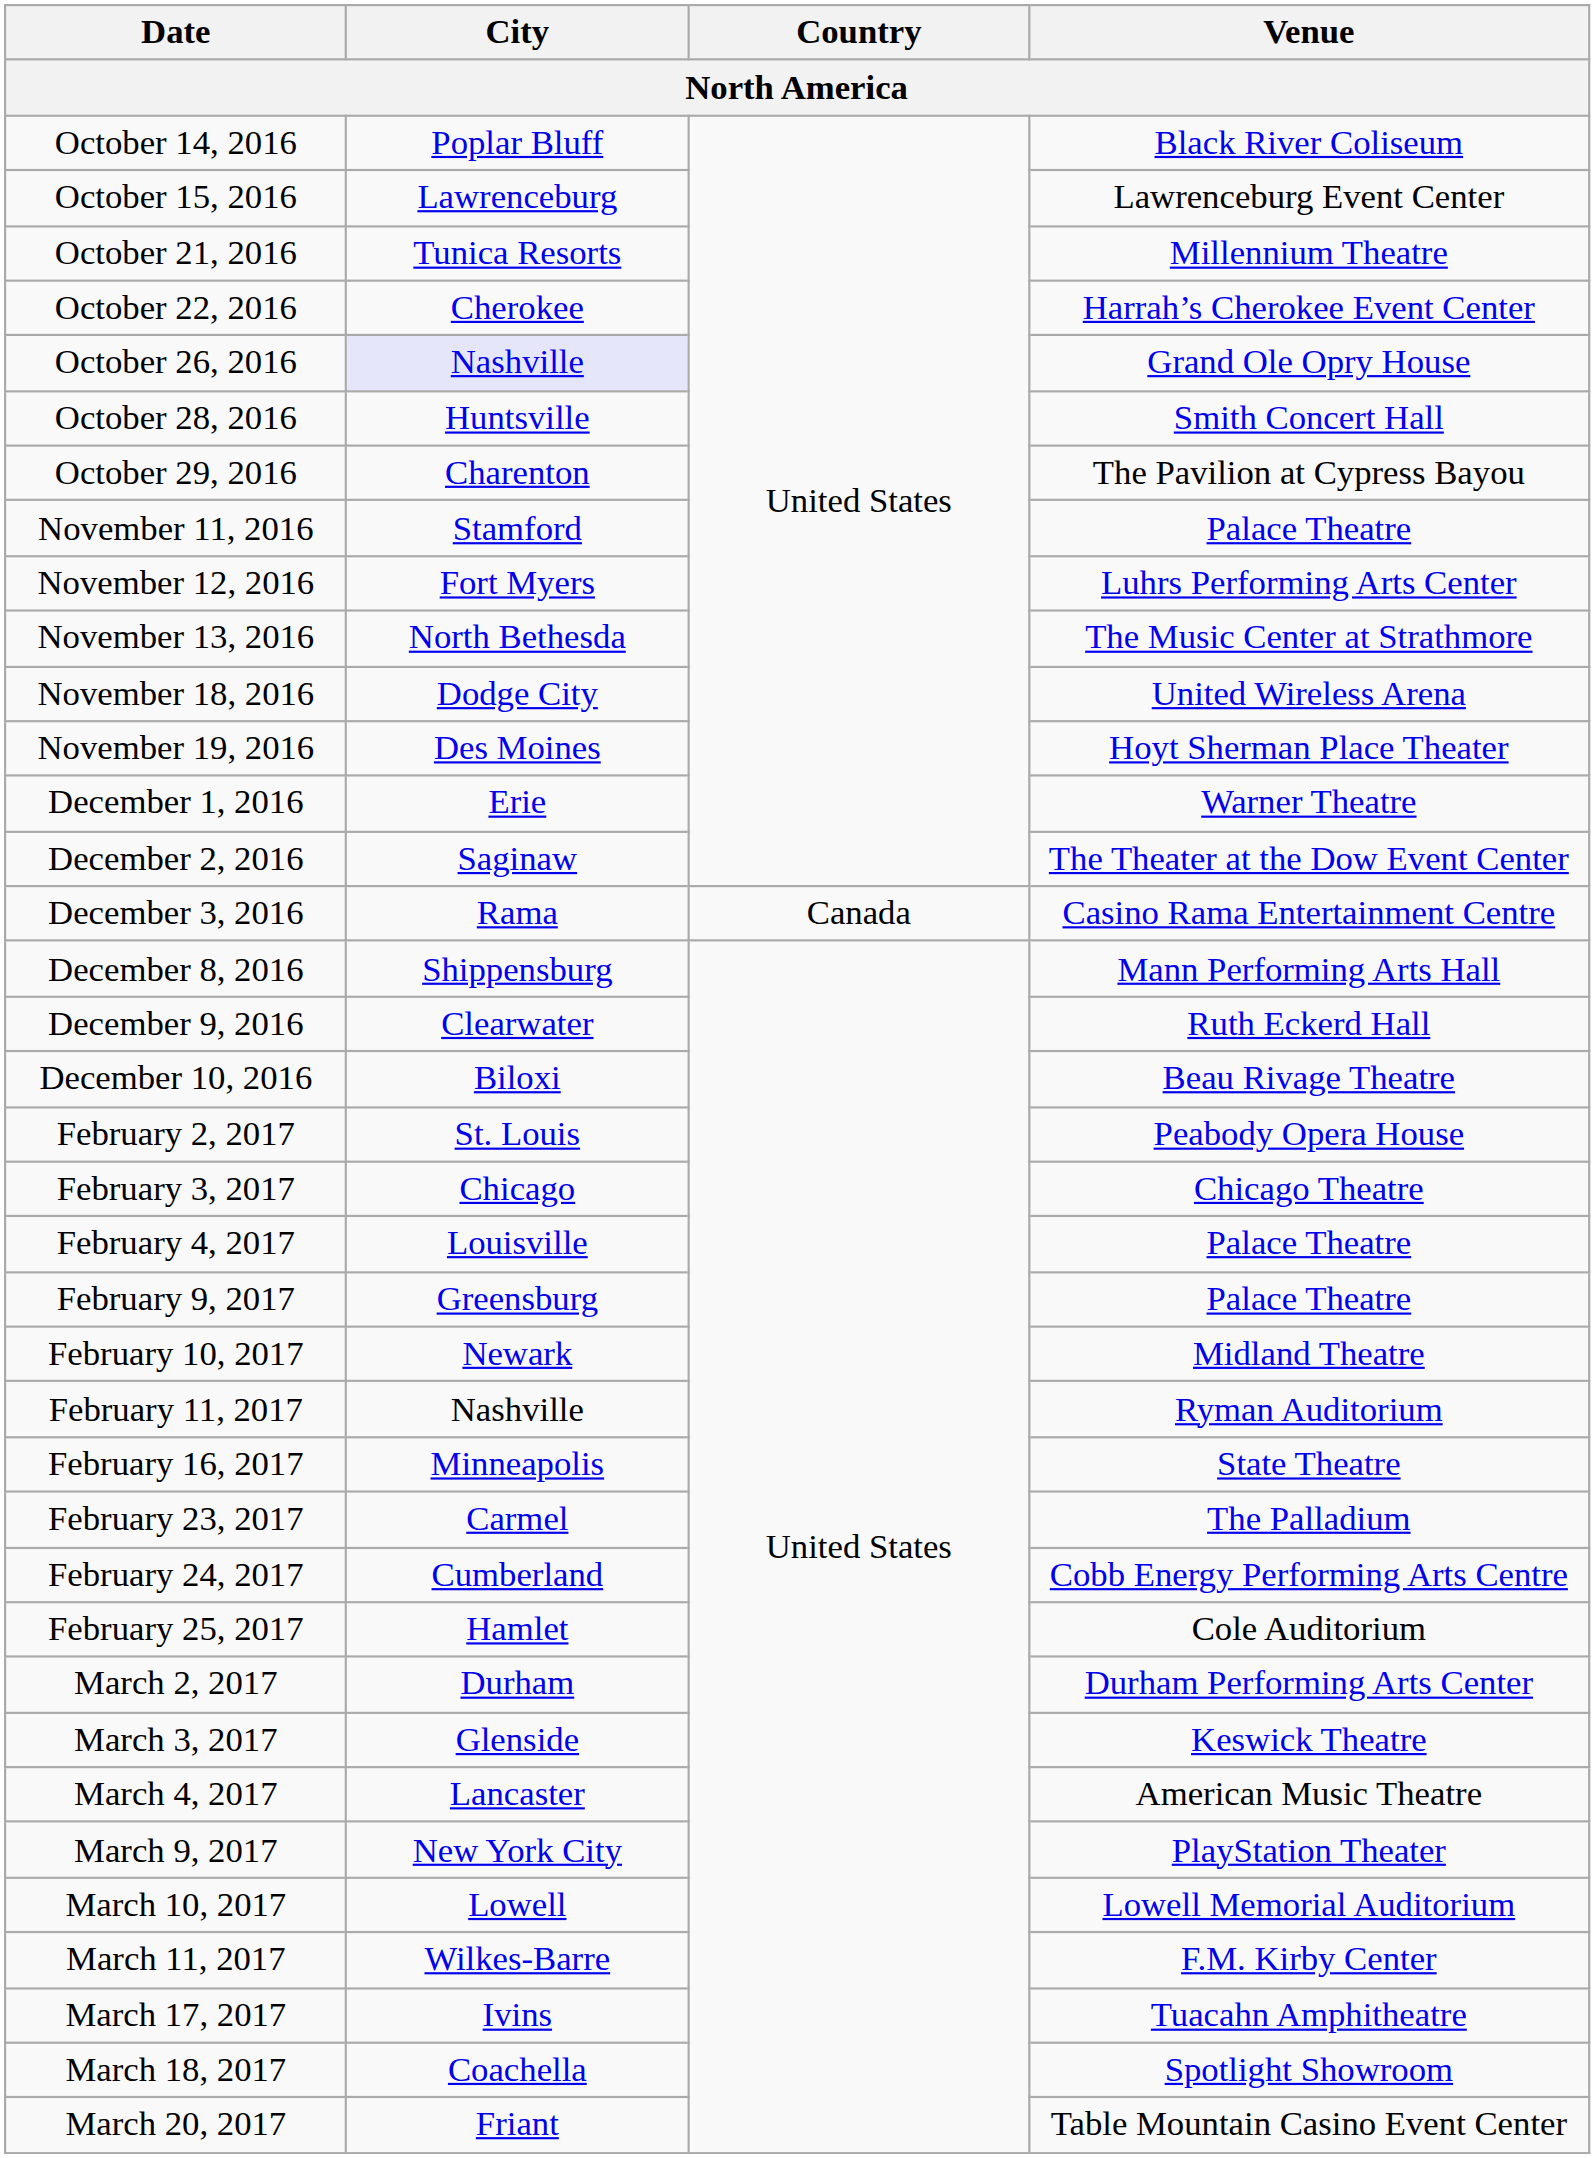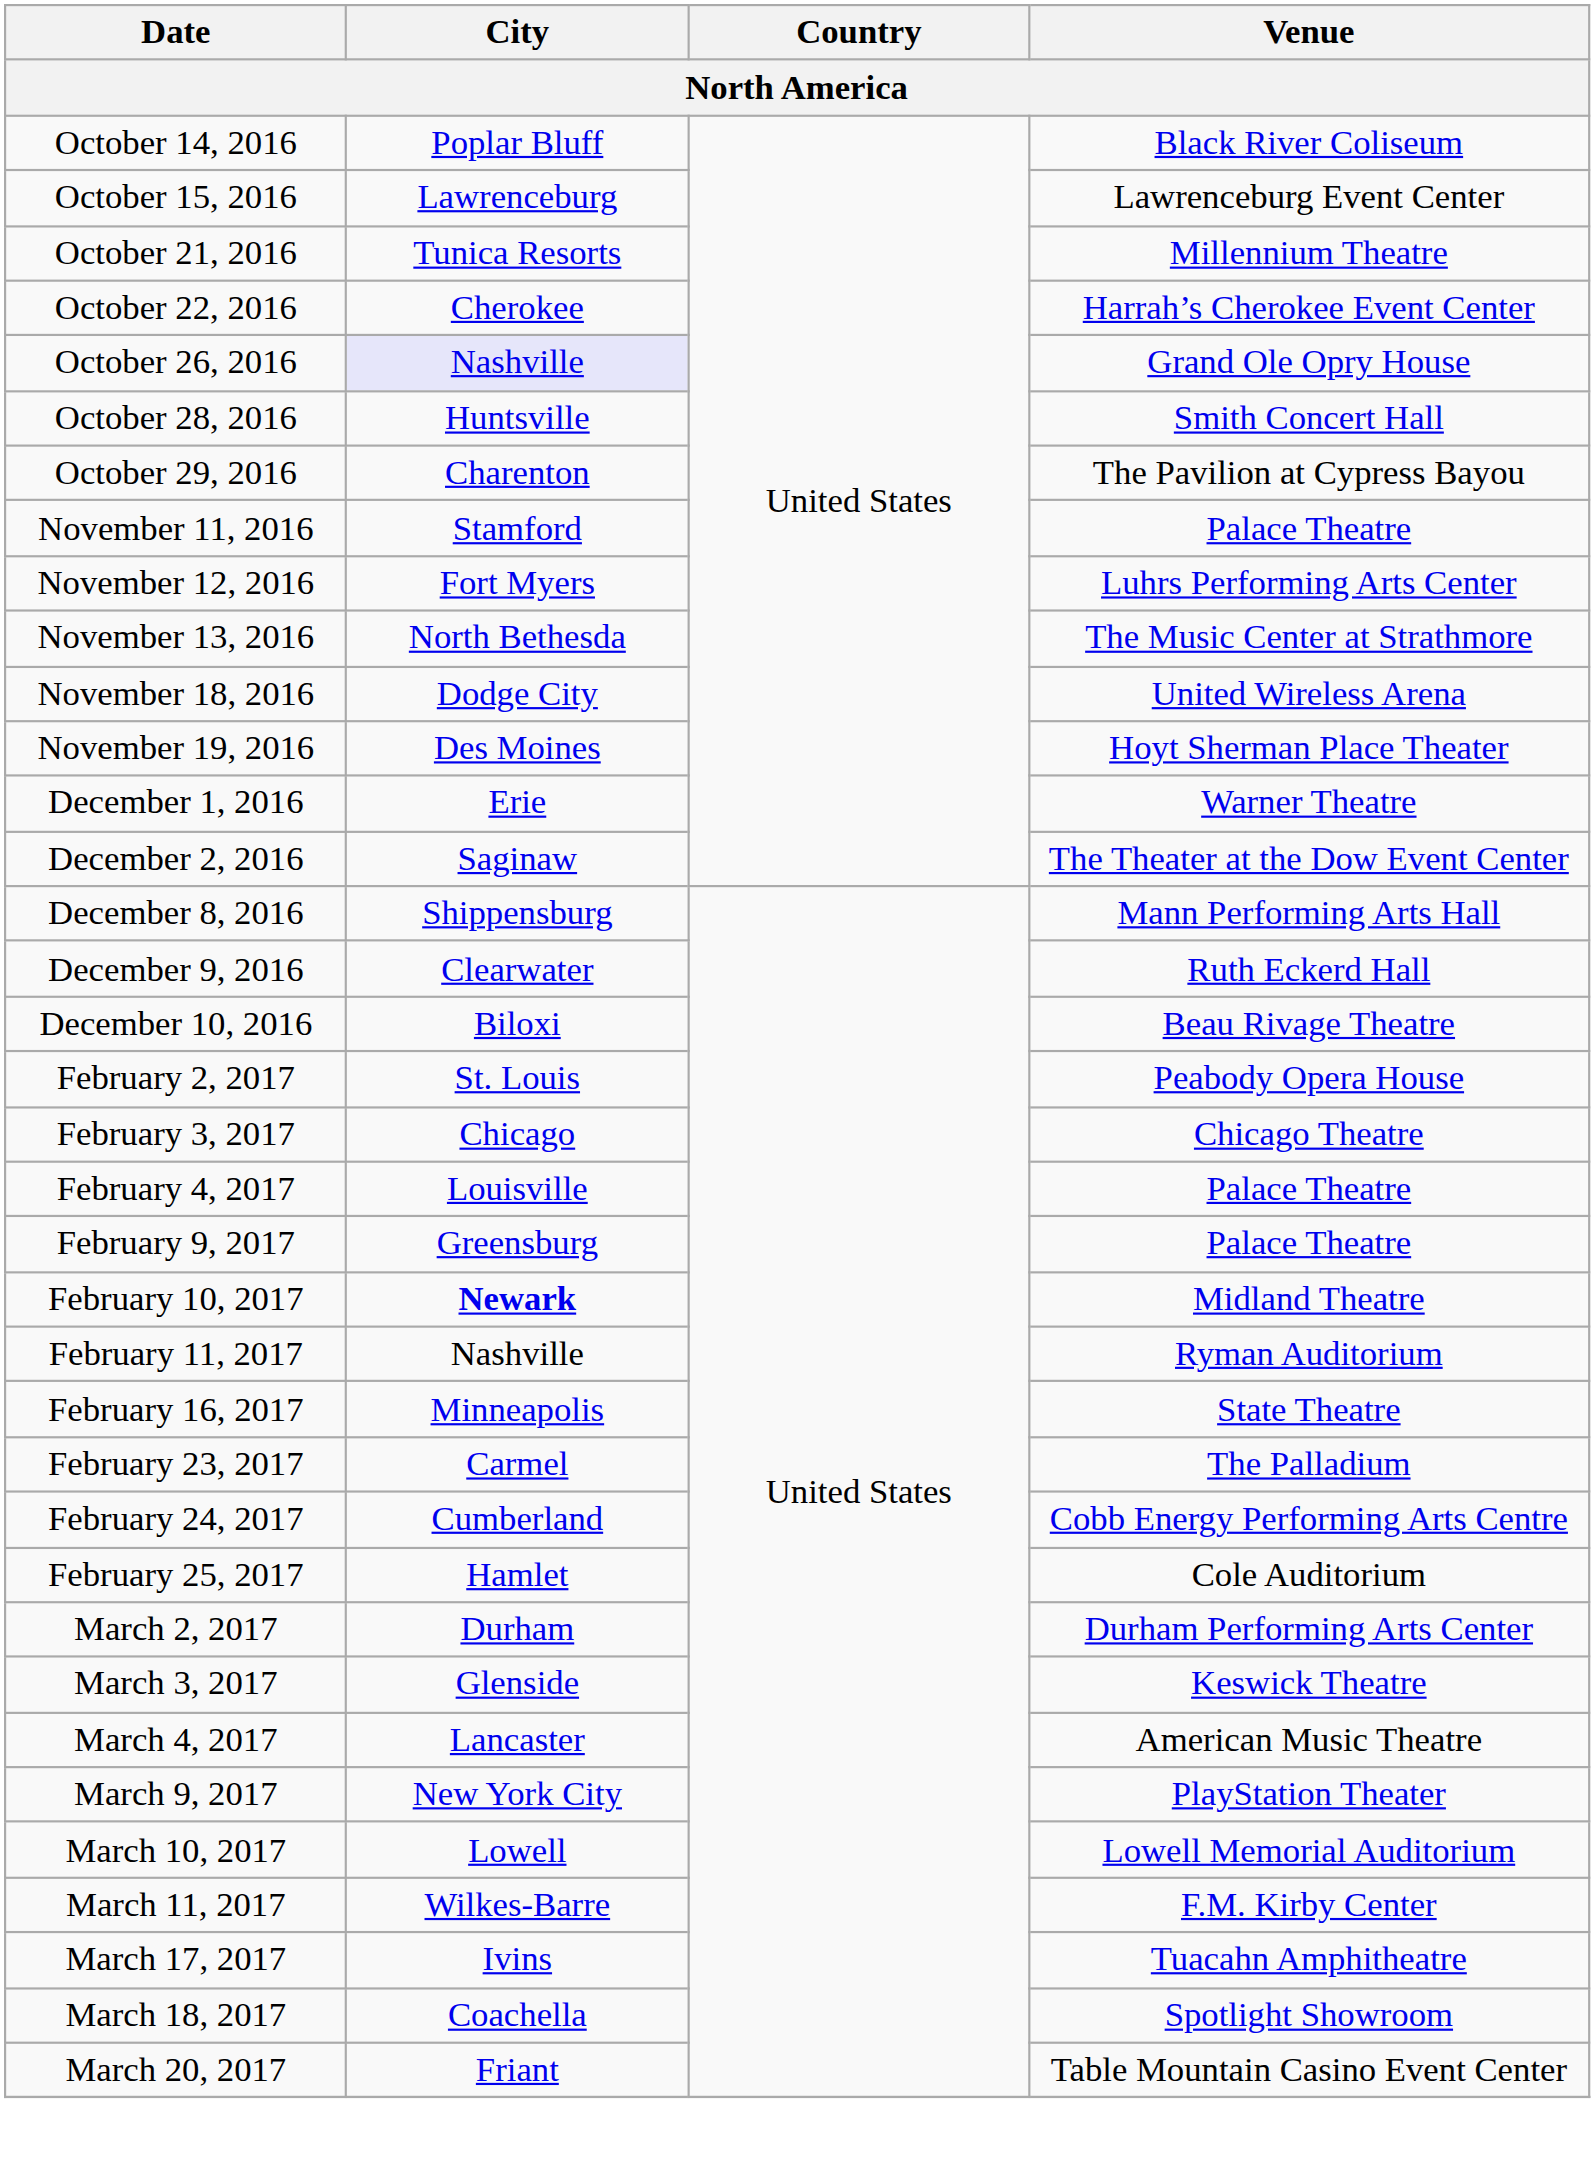- row: (176, 913)
(517, 1353) normal -> (517, 1298) bold
